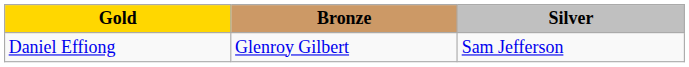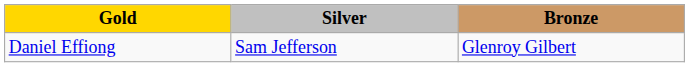columns swapped: (571, 18) <-> (344, 18)
